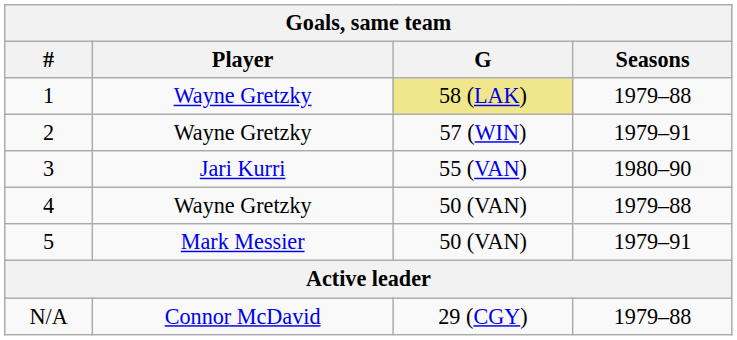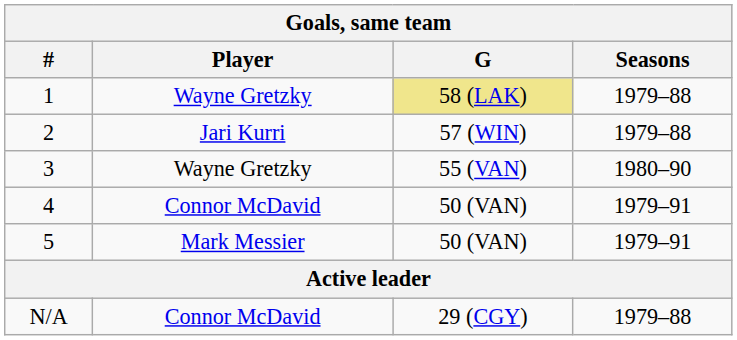(243, 132) Wayne Gretzky -> (243, 132) Jari Kurri
(653, 132) 1979–91 -> (653, 132) 1979–88
(243, 169) Jari Kurri -> (243, 169) Wayne Gretzky
(243, 205) Wayne Gretzky -> (243, 205) Connor McDavid
(653, 205) 1979–88 -> (653, 205) 1979–91
